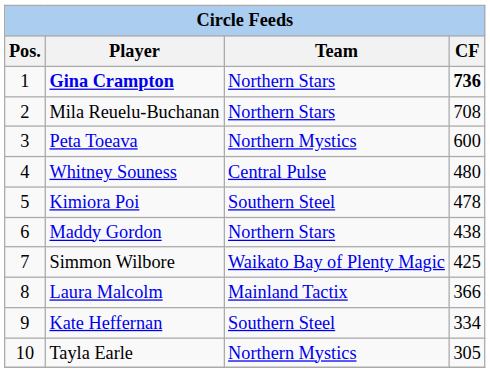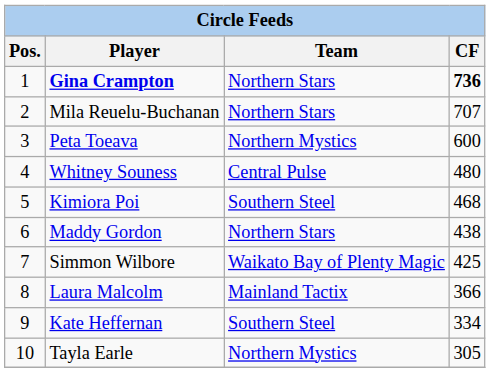(467, 111) 708 -> (467, 111) 707
(467, 201) 478 -> (467, 201) 468
